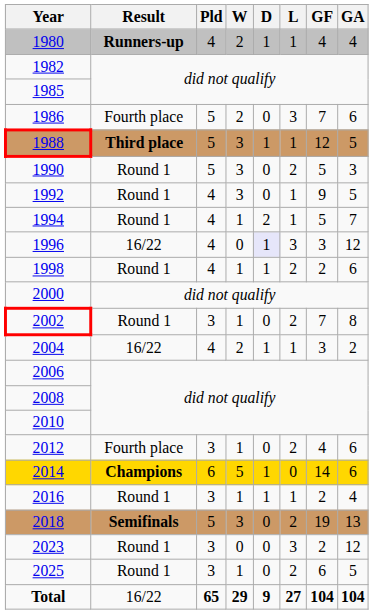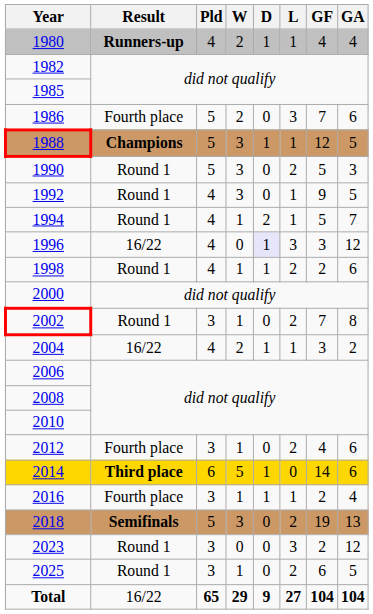(144, 143) Third place -> (144, 143) Champions
(144, 472) Champions -> (144, 472) Third place
(144, 497) Round 1 -> (144, 497) Fourth place
